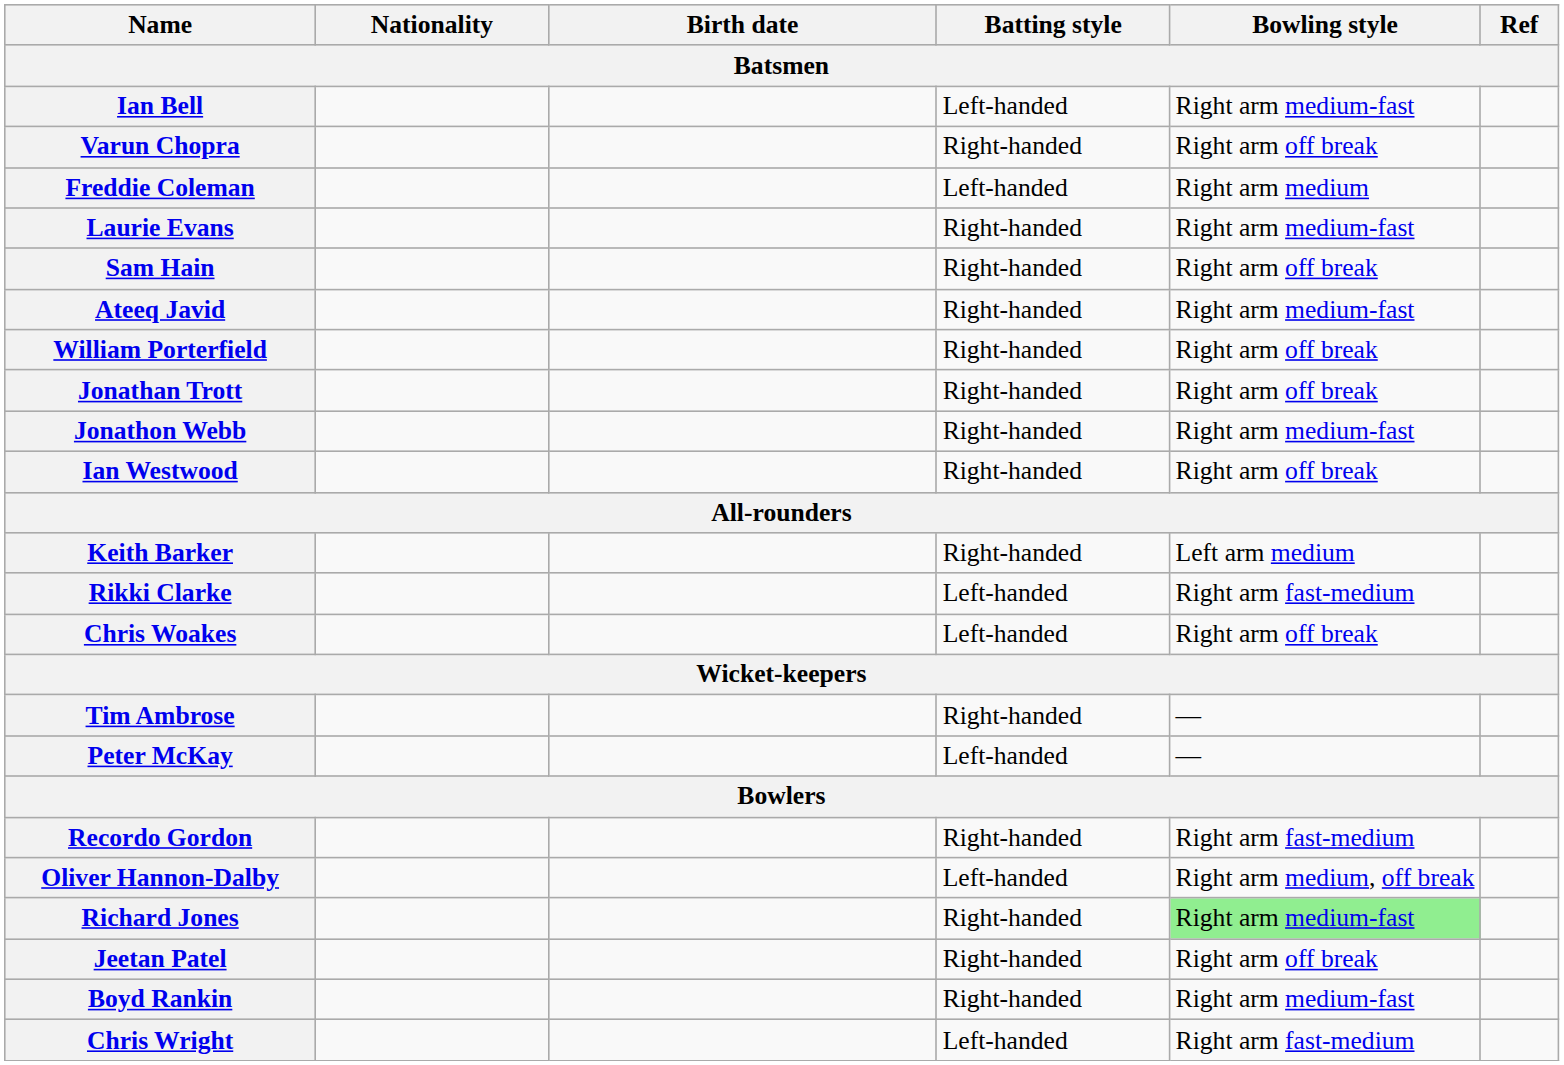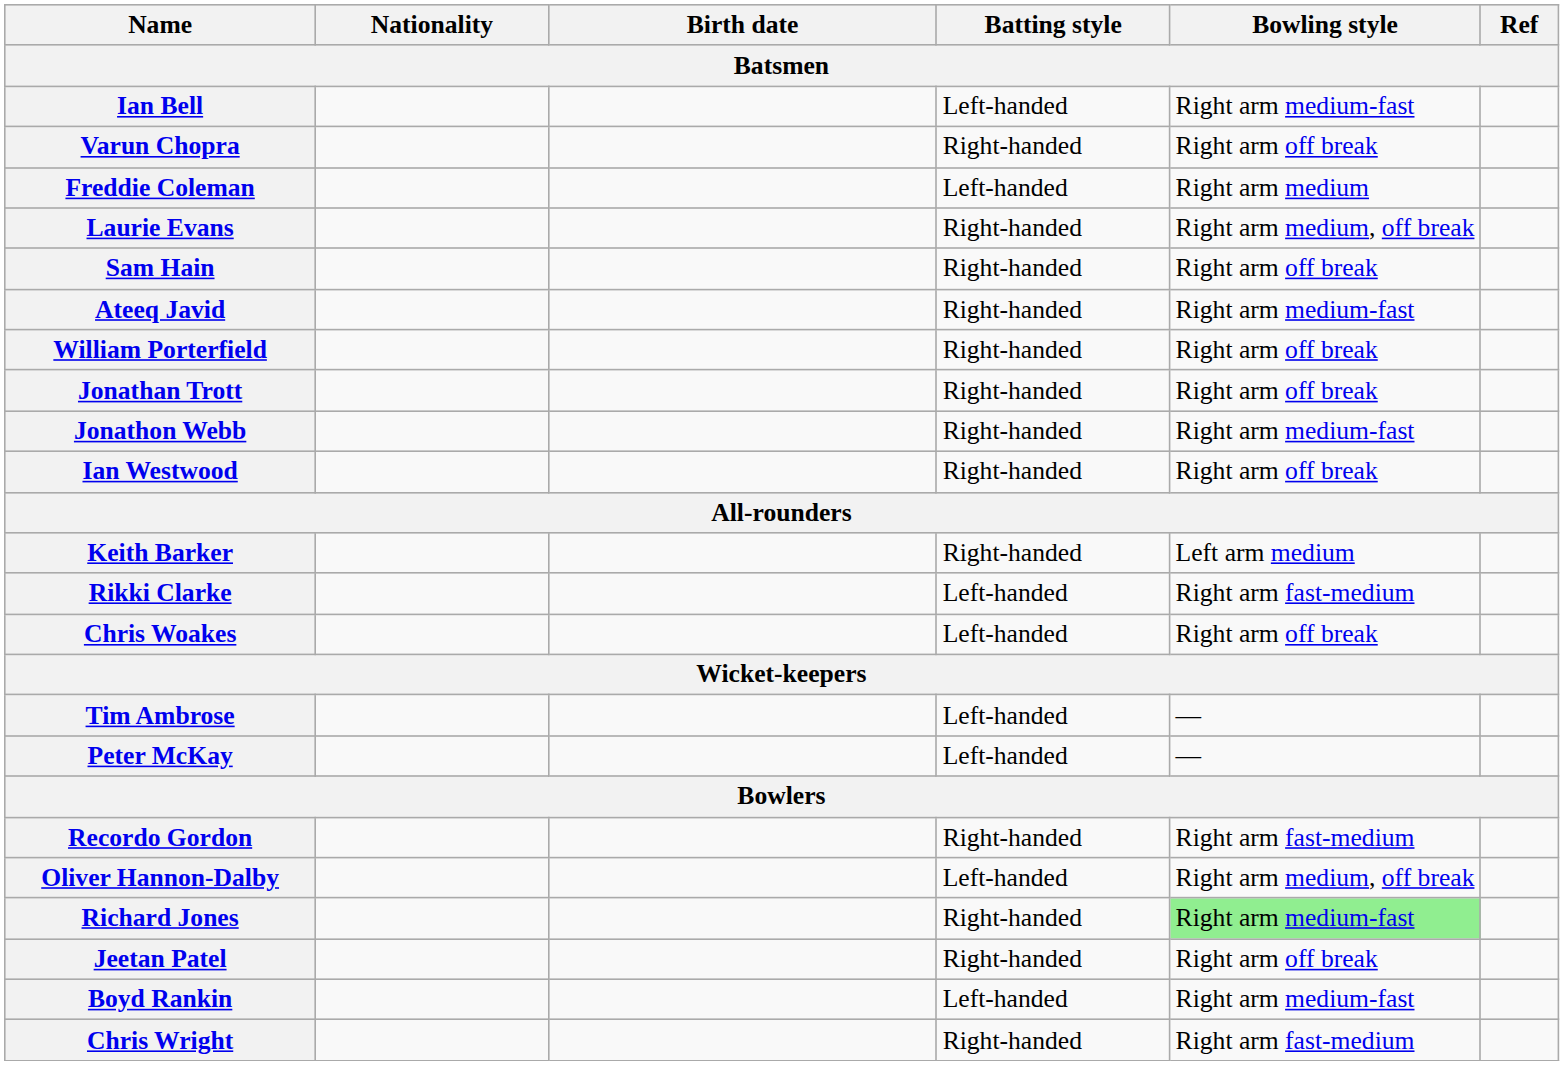(1295, 227) Right arm medium-fast -> (1325, 227) Right arm medium, off break
(1012, 715) Right-handed -> (1005, 715) Left-handed
(1012, 999) Right-handed -> (1005, 999) Left-handed
(1005, 1039) Left-handed -> (1012, 1039) Right-handed
